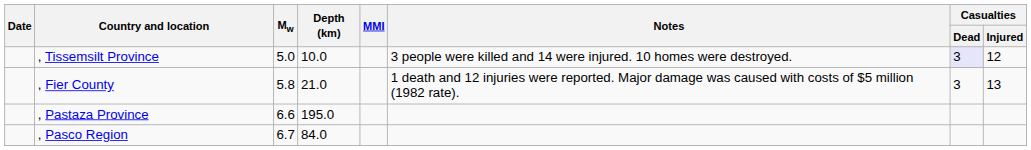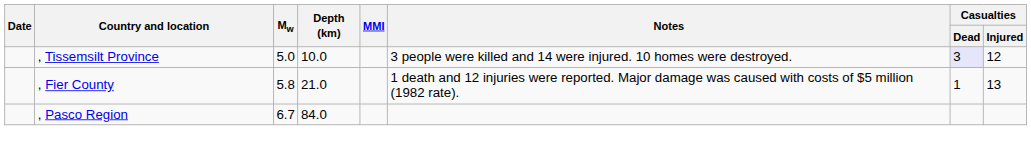(957, 85) 3 -> (957, 85) 1
- row: (93, 114)
